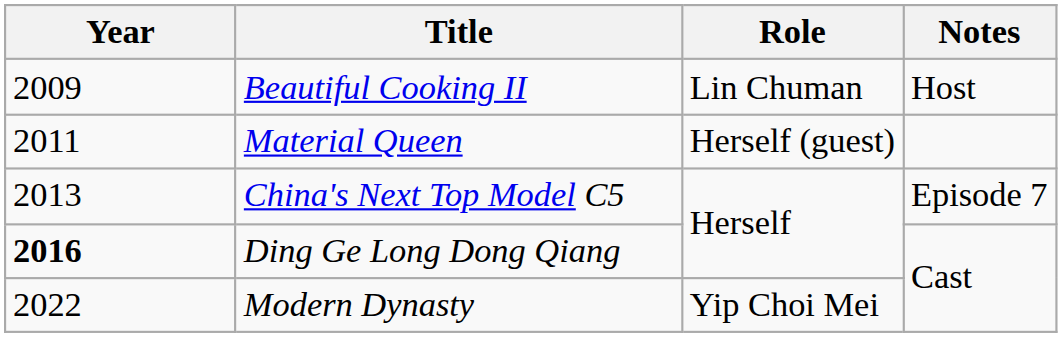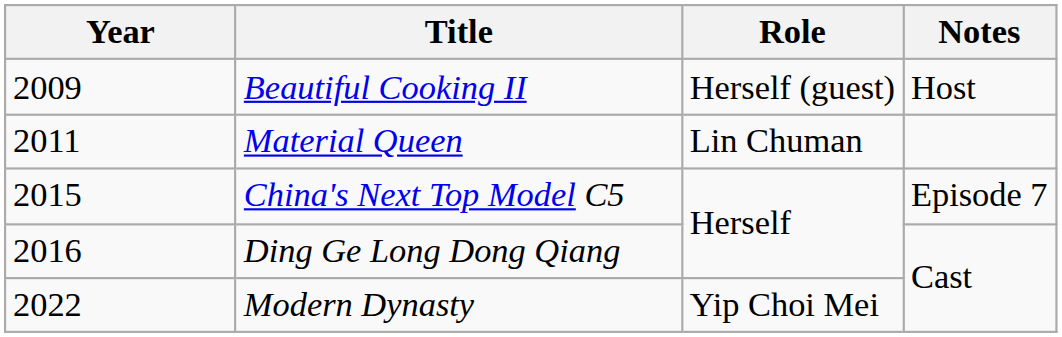(776, 86) Lin Chuman -> (792, 86) Herself (guest)
(792, 140) Herself (guest) -> (776, 140) Lin Chuman
(47, 195) 2013 -> (47, 195) 2015
(47, 250) bold -> (47, 250) normal
